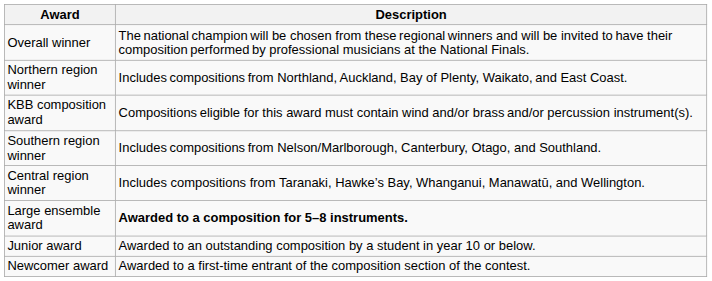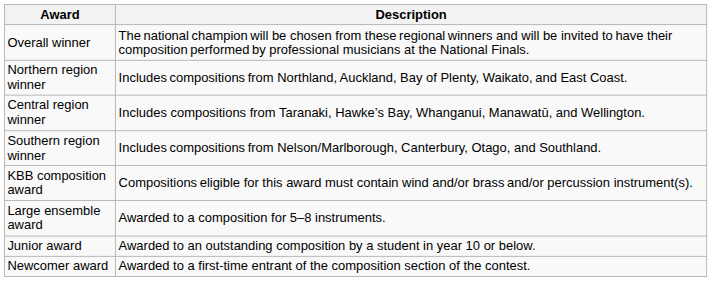rows swapped: (48, 183) <-> (57, 112)
(263, 218) bold -> (252, 218) normal
